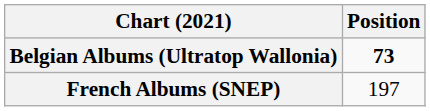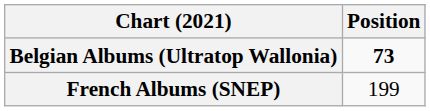(384, 88) 197 -> (384, 88) 199
